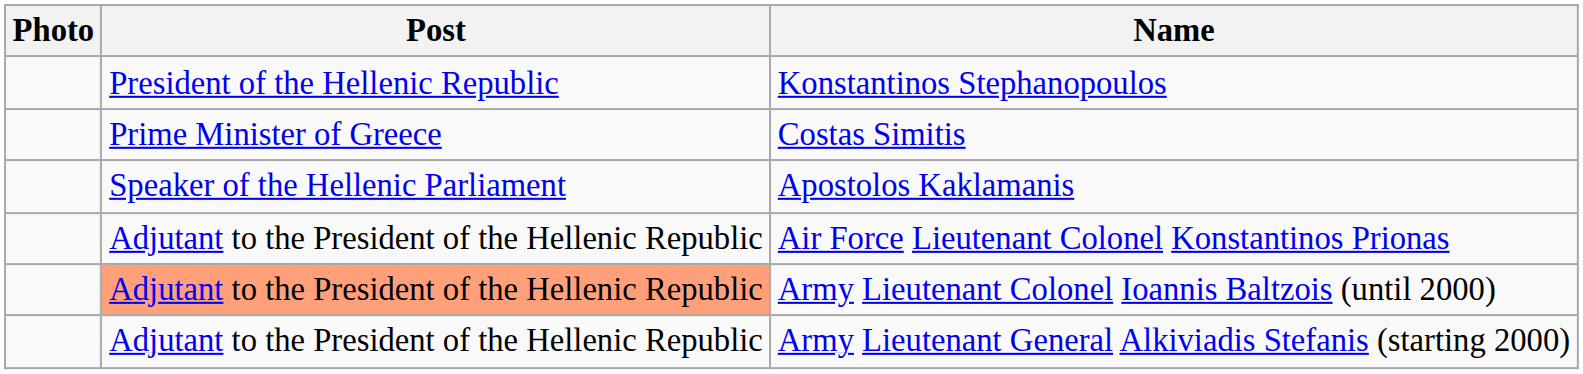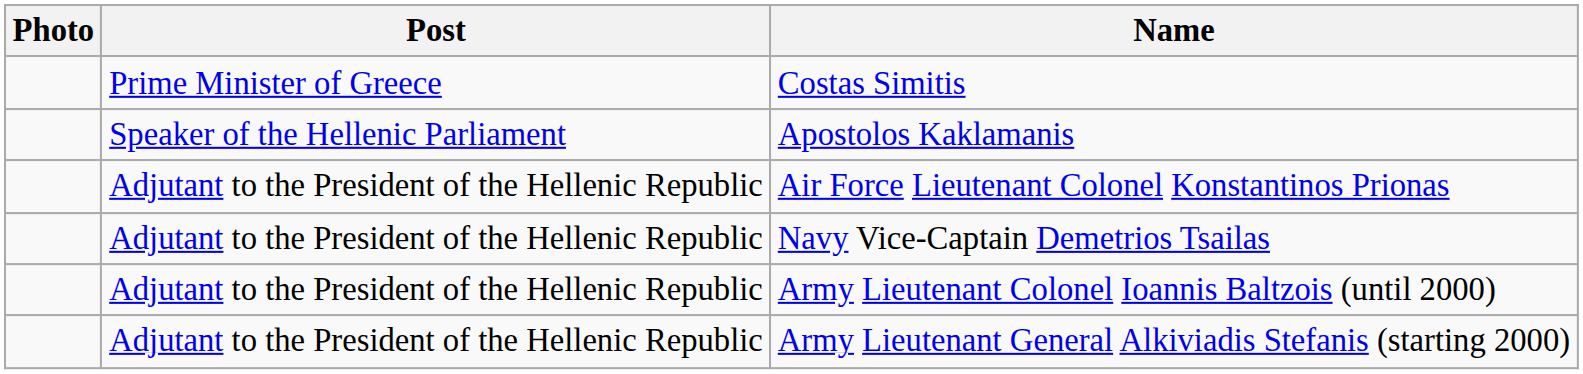- row: (972, 82)
+ row: (1024, 237)
(436, 289) lightsalmon background -> (436, 289) no background
